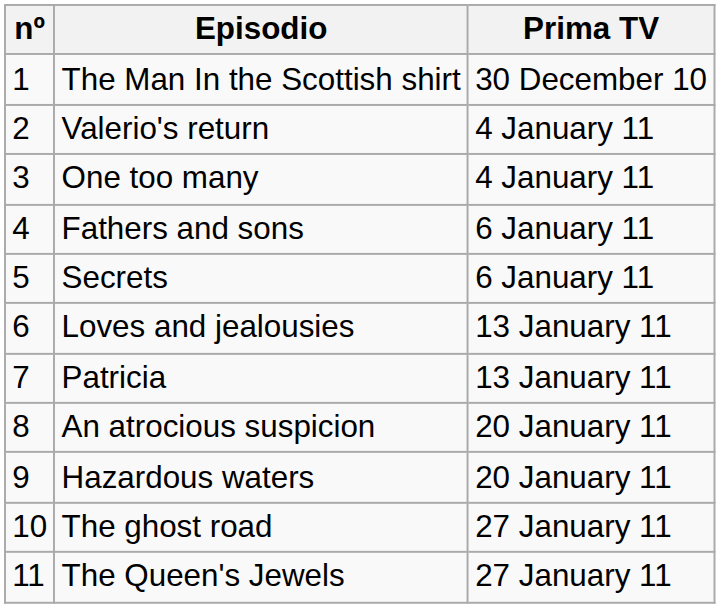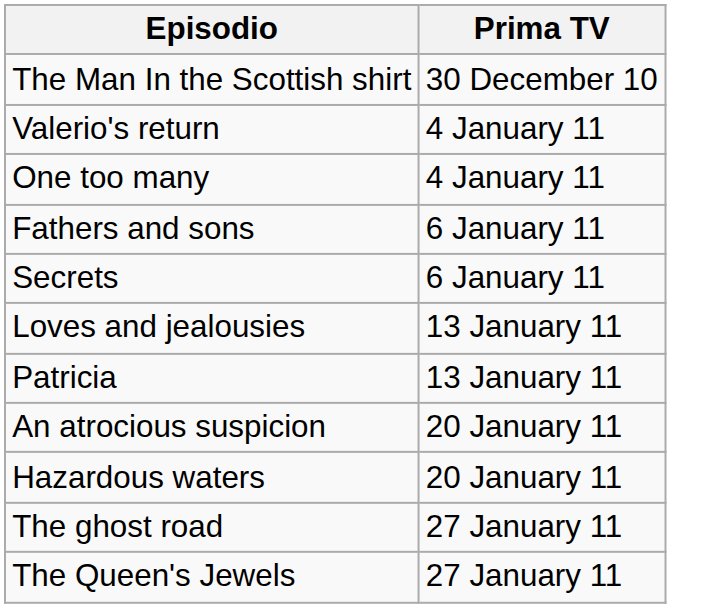- column: (30, 29)
